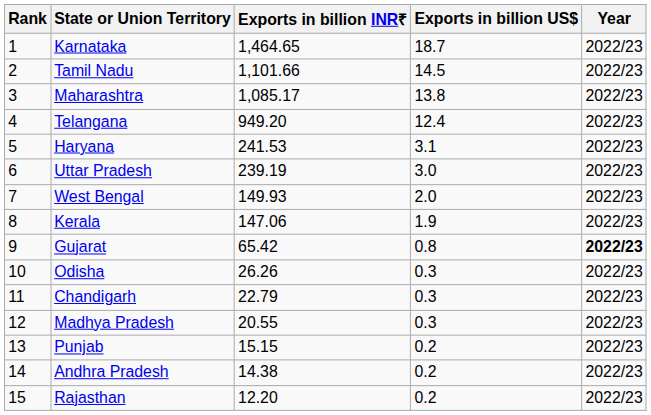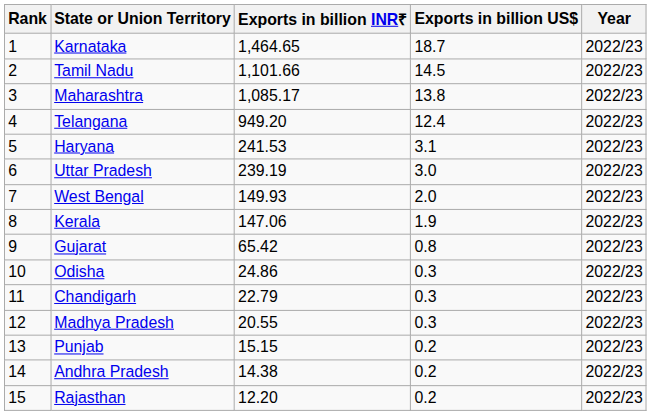(614, 247) bold -> (614, 247) normal
(258, 272) 26.26 -> (258, 272) 24.86
